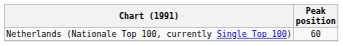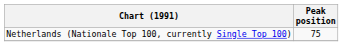(316, 34) 60 -> (316, 34) 75
